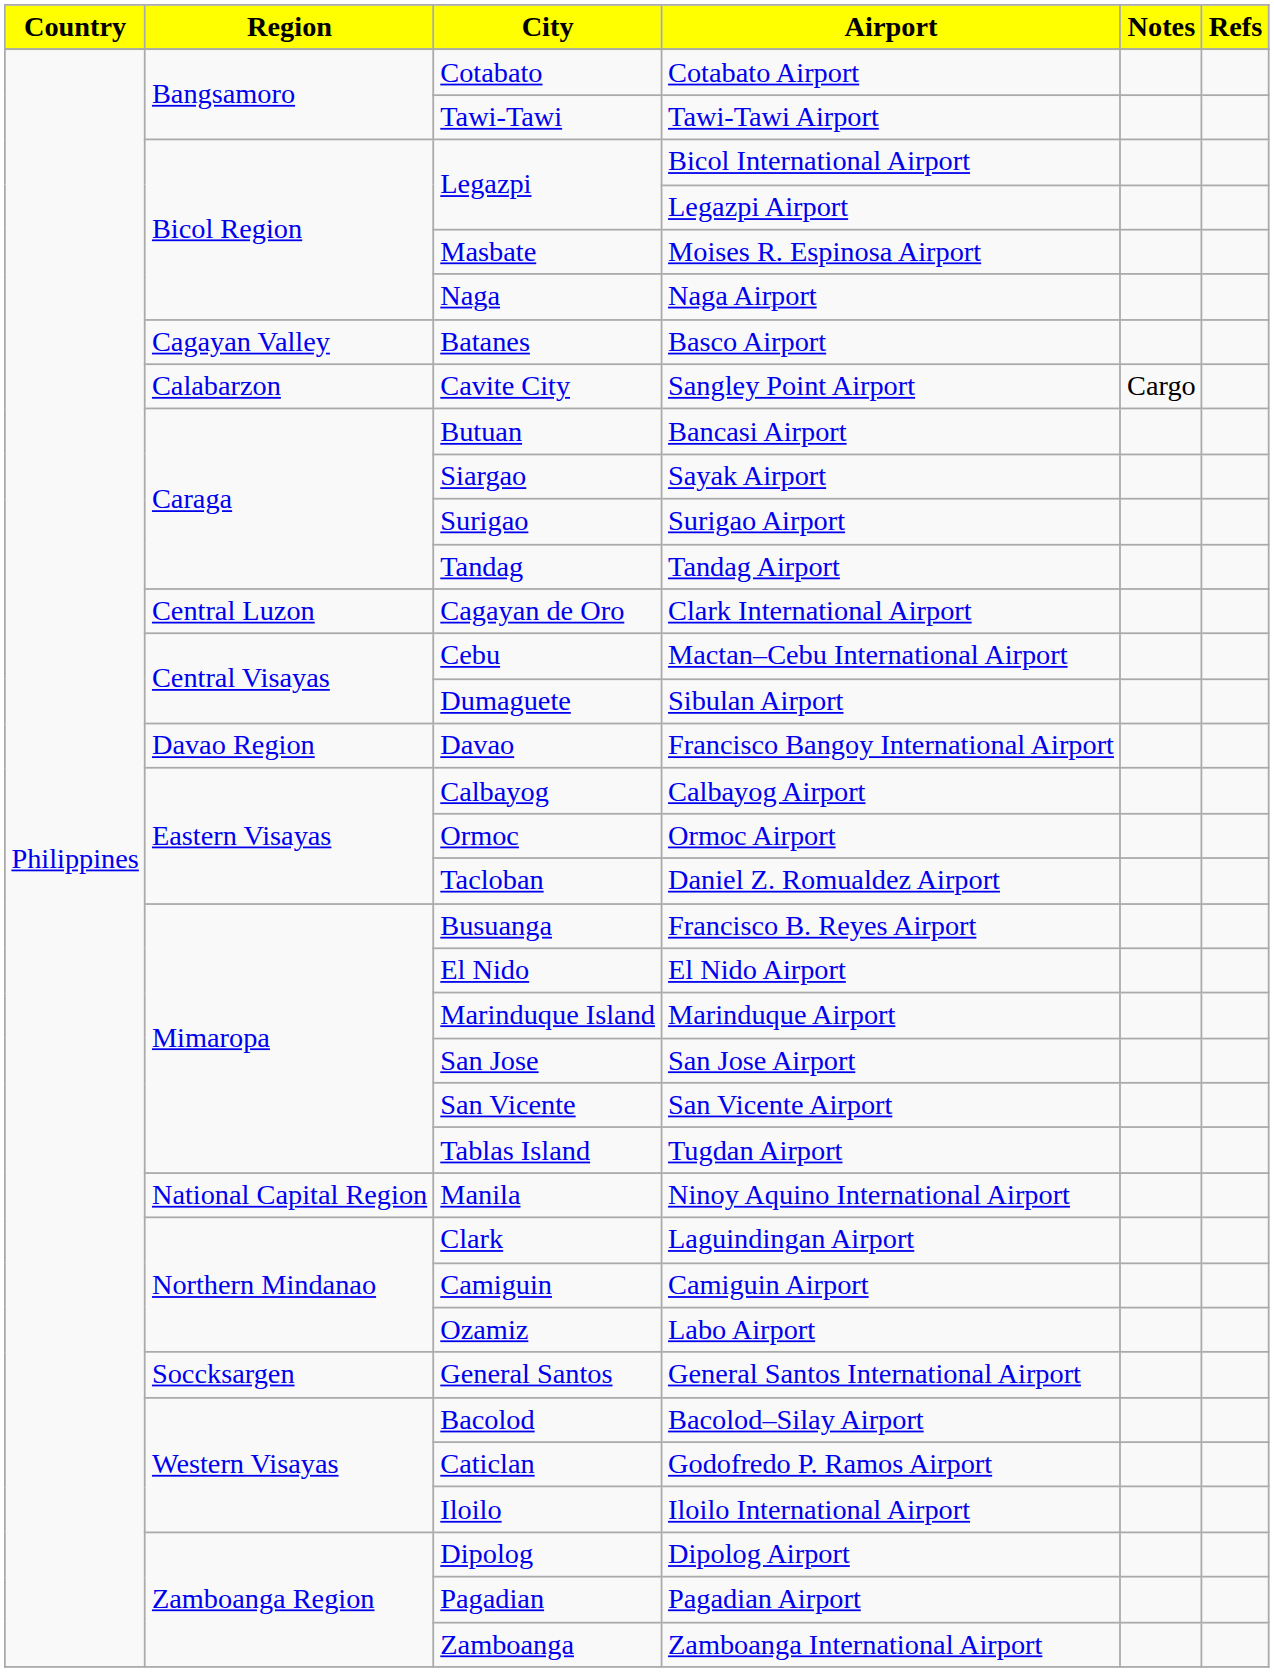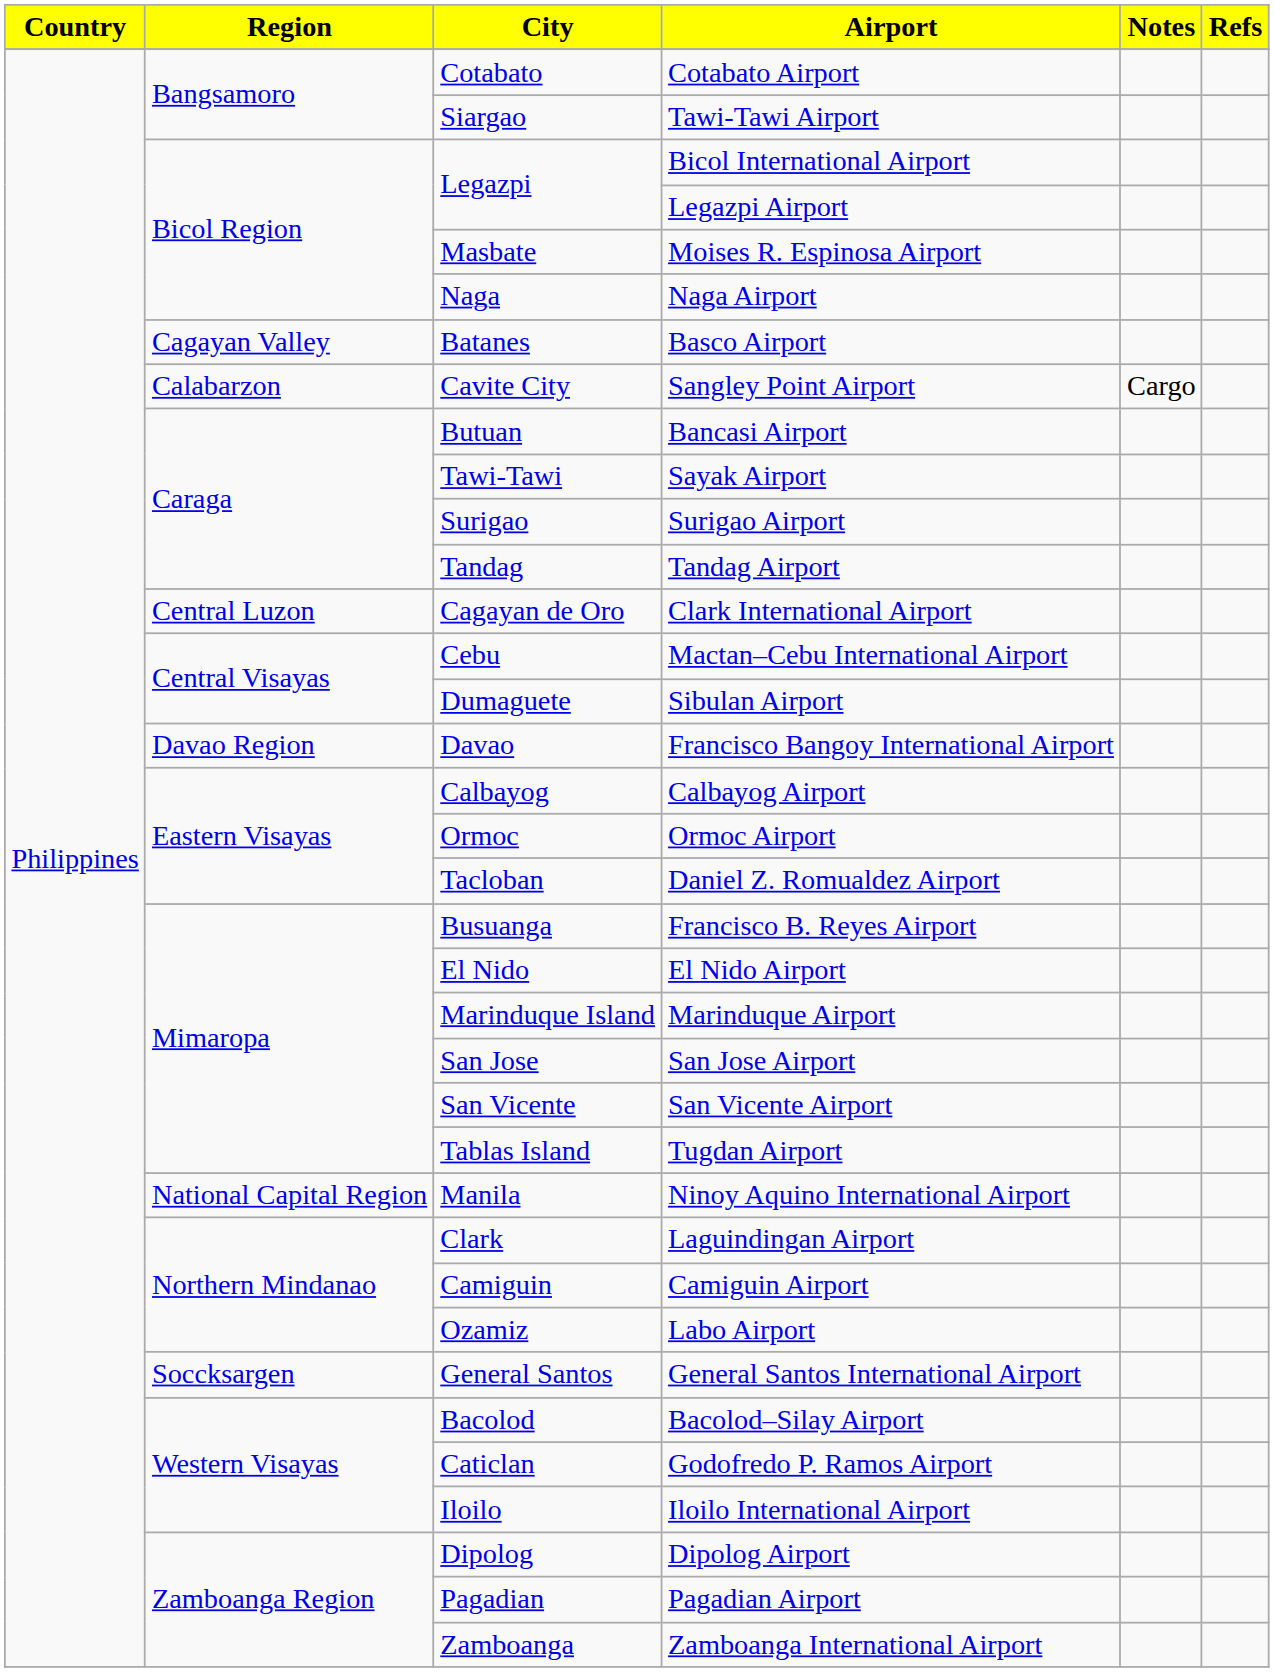(501, 116) Tawi-Tawi -> (483, 116) Siargao
(483, 476) Siargao -> (501, 476) Tawi-Tawi
